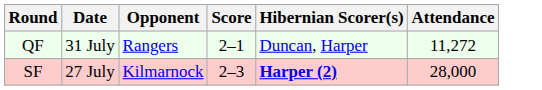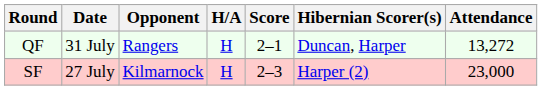+ column: (226, 17)
(453, 44) 11,272 -> (491, 44) 13,272
(298, 71) bold -> (333, 71) normal
(453, 71) 28,000 -> (491, 71) 23,000
